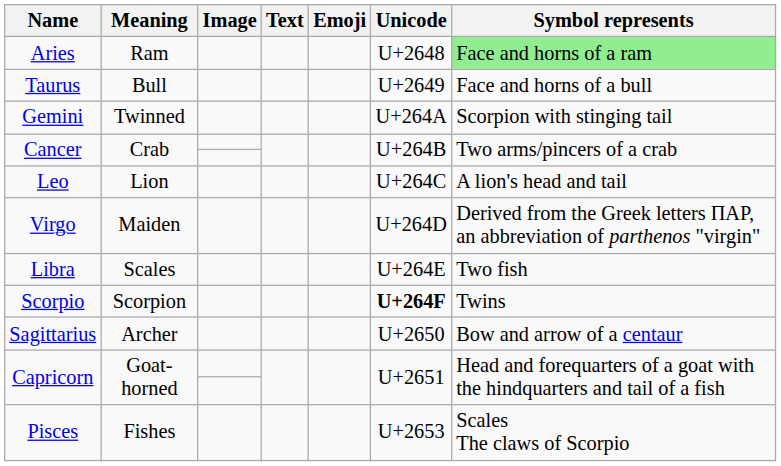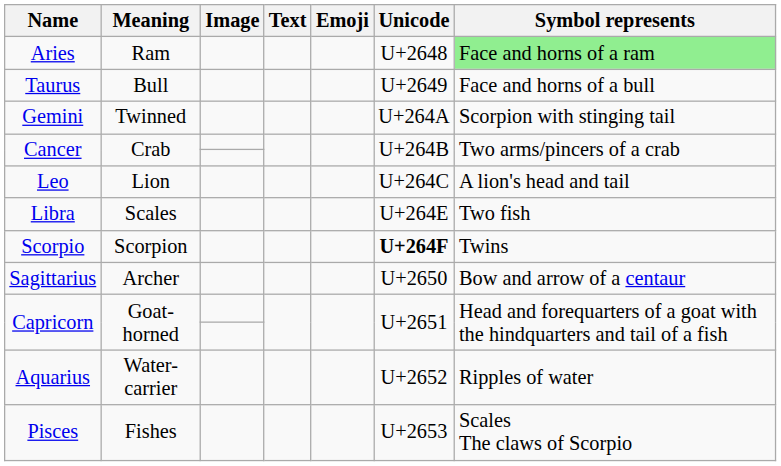- row: (53, 225)
+ row: (53, 377)
